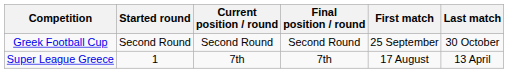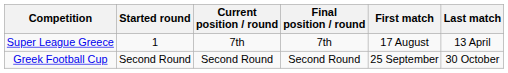rows swapped: (60, 59) <-> (60, 42)
